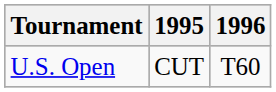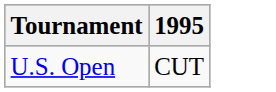- column: (240, 25)
